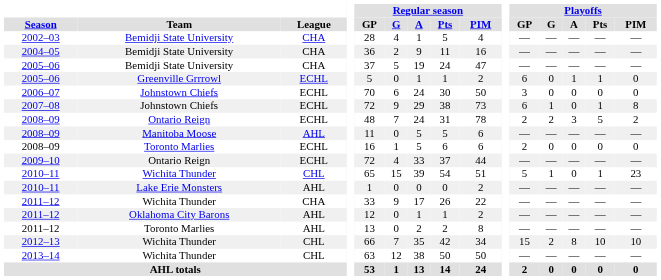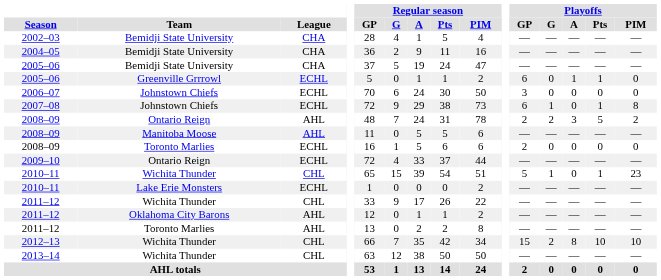(314, 119) ECHL -> (314, 119) AHL
(314, 187) AHL -> (314, 187) ECHL
(314, 201) CHA -> (314, 201) CHL
